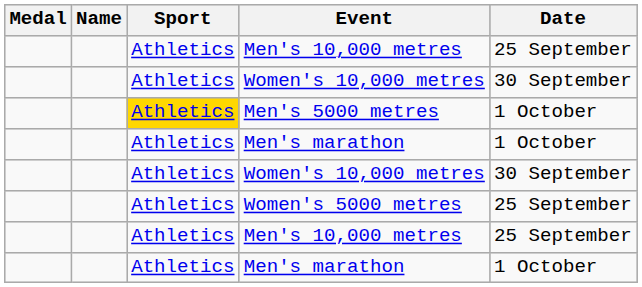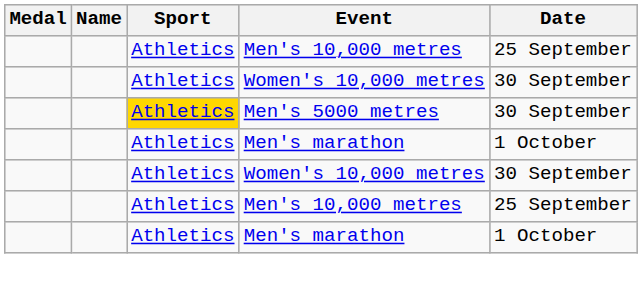(546, 113) 1 October -> (563, 113) 30 September
- row: (38, 206)
